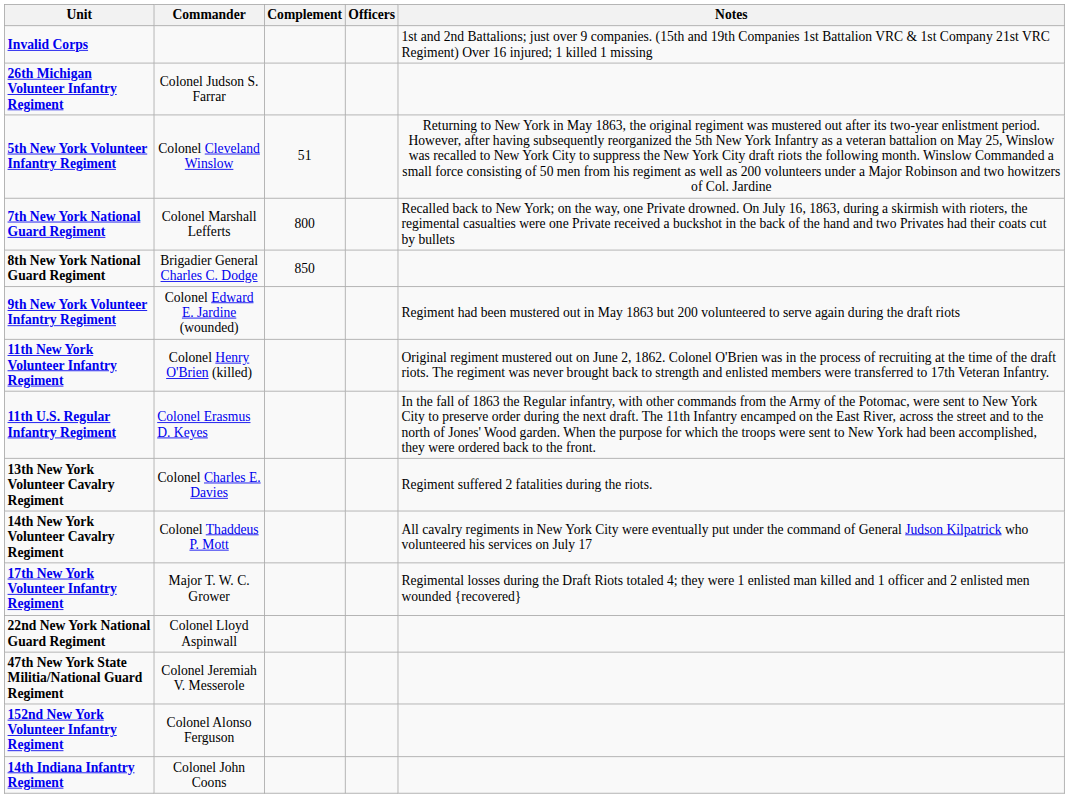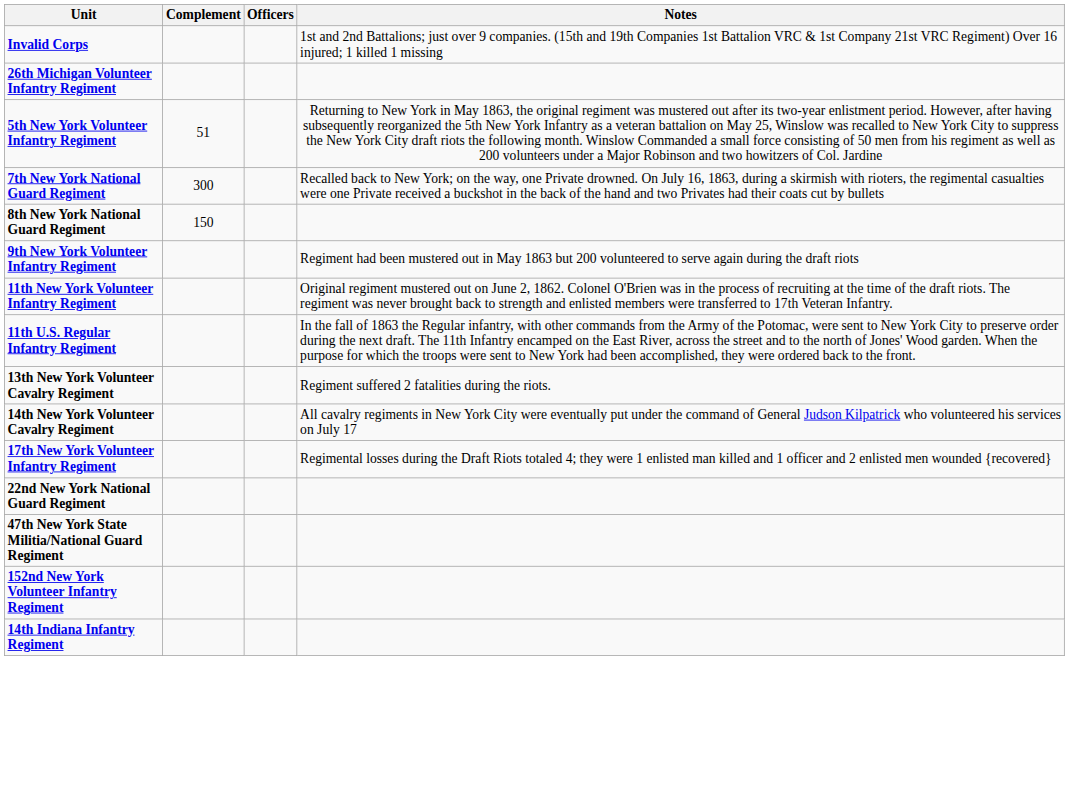- column: (209, 15)
(305, 223) 800 -> (203, 185) 300
(305, 268) 850 -> (203, 222) 150
